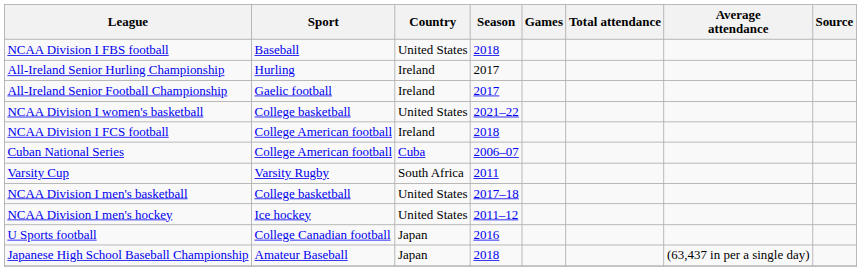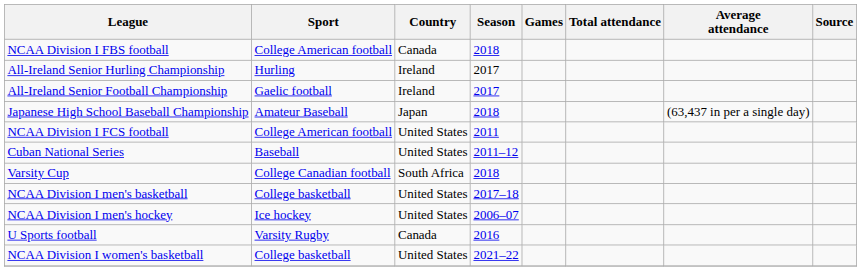(277, 49) Baseball -> (323, 49) College American football
(433, 49) United States -> (417, 49) Canada
rows swapped: (128, 255) <-> (105, 111)
(416, 132) Ireland -> (433, 132) United States
(486, 132) 2018 -> (486, 132) 2011
(323, 152) College American football -> (277, 152) Baseball
(412, 152) Cuba -> (433, 152) United States
(496, 152) 2006–07 -> (496, 152) 2011–12
(292, 173) Varsity Rugby -> (323, 173) College Canadian football
(486, 173) 2011 -> (486, 173) 2018
(496, 214) 2011–12 -> (496, 214) 2006–07
(323, 234) College Canadian football -> (292, 234) Varsity Rugby
(413, 234) Japan -> (417, 234) Canada
